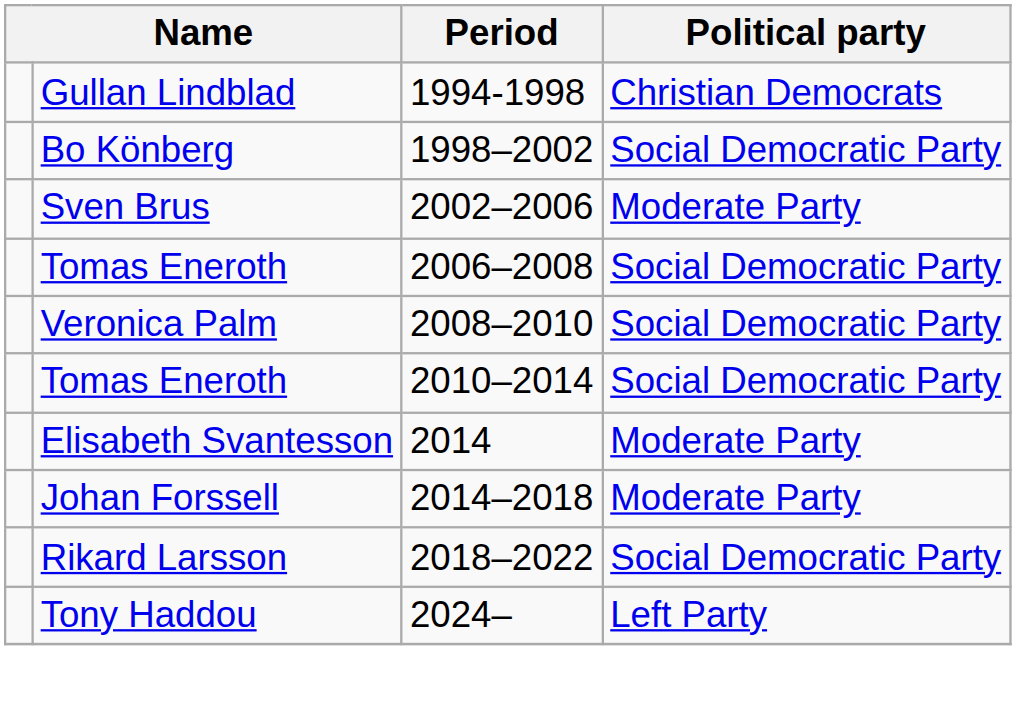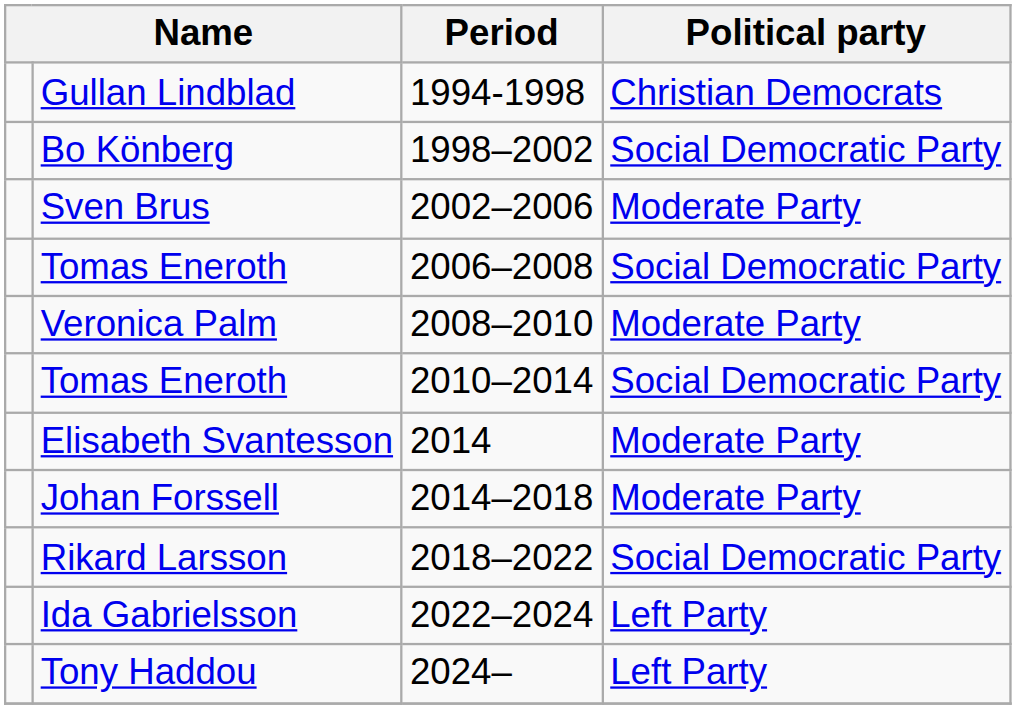(806, 324) Social Democratic Party -> (735, 324) Moderate Party
+ row: (169, 614)
